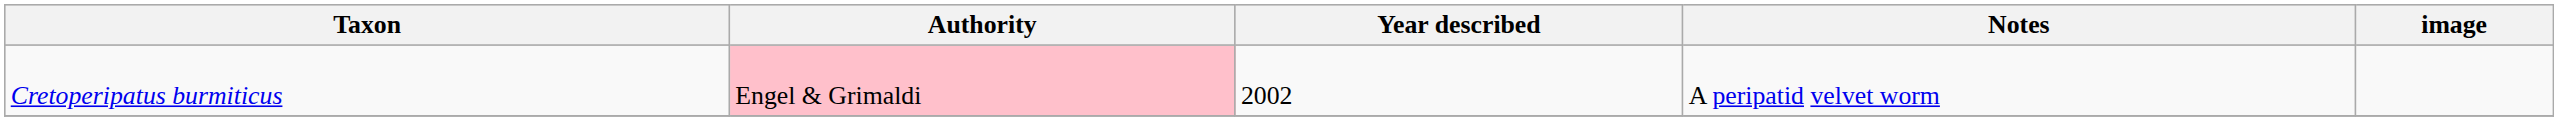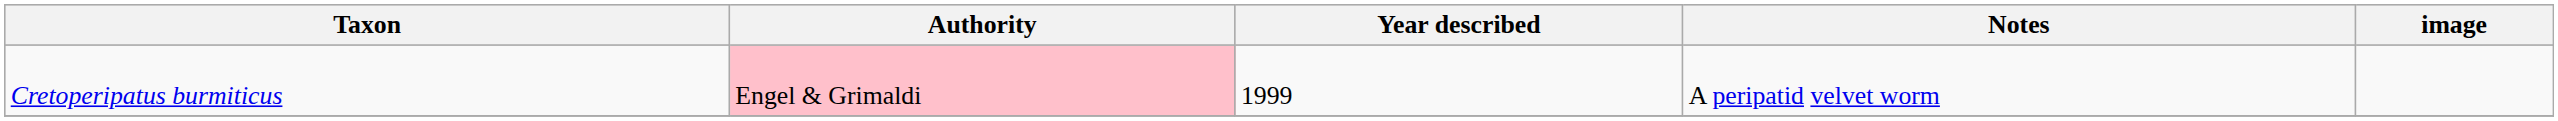(1267, 94) 2002 -> (1267, 94) 1999
